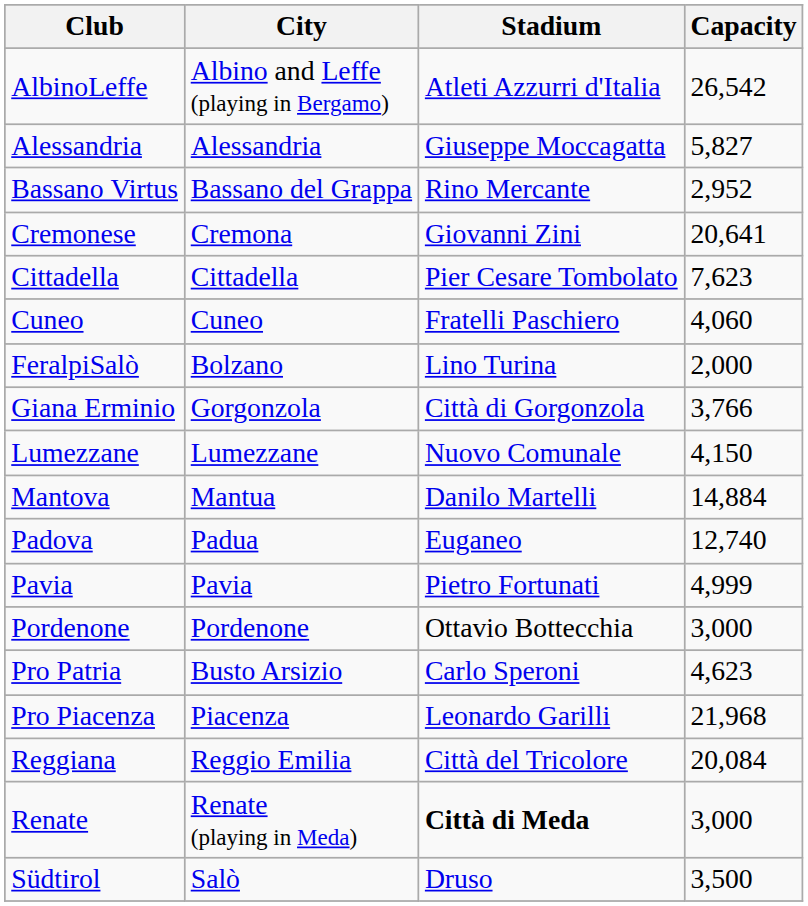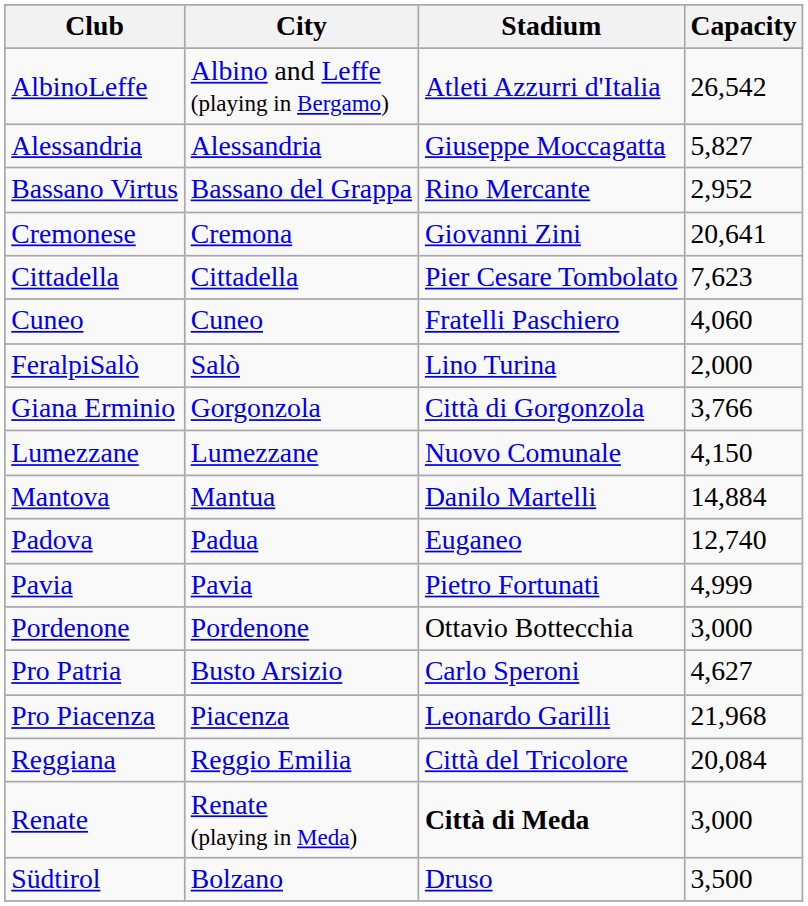(237, 364) Bolzano -> (215, 364) Salò
(722, 672) 4,623 -> (722, 672) 4,627
(215, 878) Salò -> (237, 878) Bolzano
